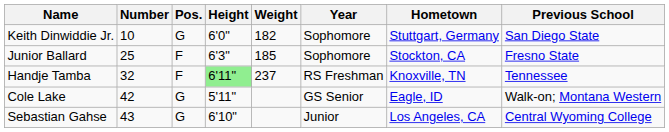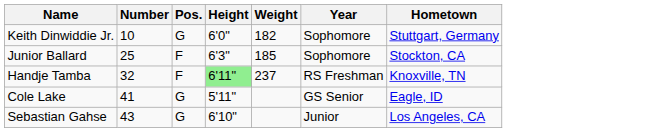- column: (583, 14)
(127, 96) 42 -> (127, 96) 41
